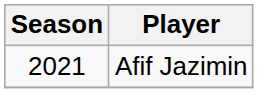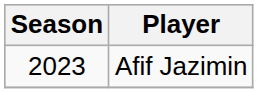(57, 66) 2021 -> (57, 66) 2023
